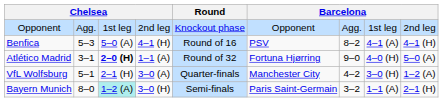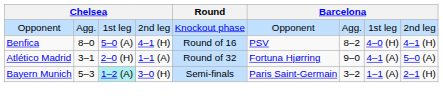(86, 43) 5–3 -> (86, 43) 8–0
(383, 43) 4–1 (A) -> (383, 43) 4–0 (H)
(117, 58) bold -> (117, 58) normal
(383, 58) 4–0 (H) -> (383, 58) 4–1 (A)
- row: (37, 74)
(86, 89) 8–0 -> (86, 74) 5–3
